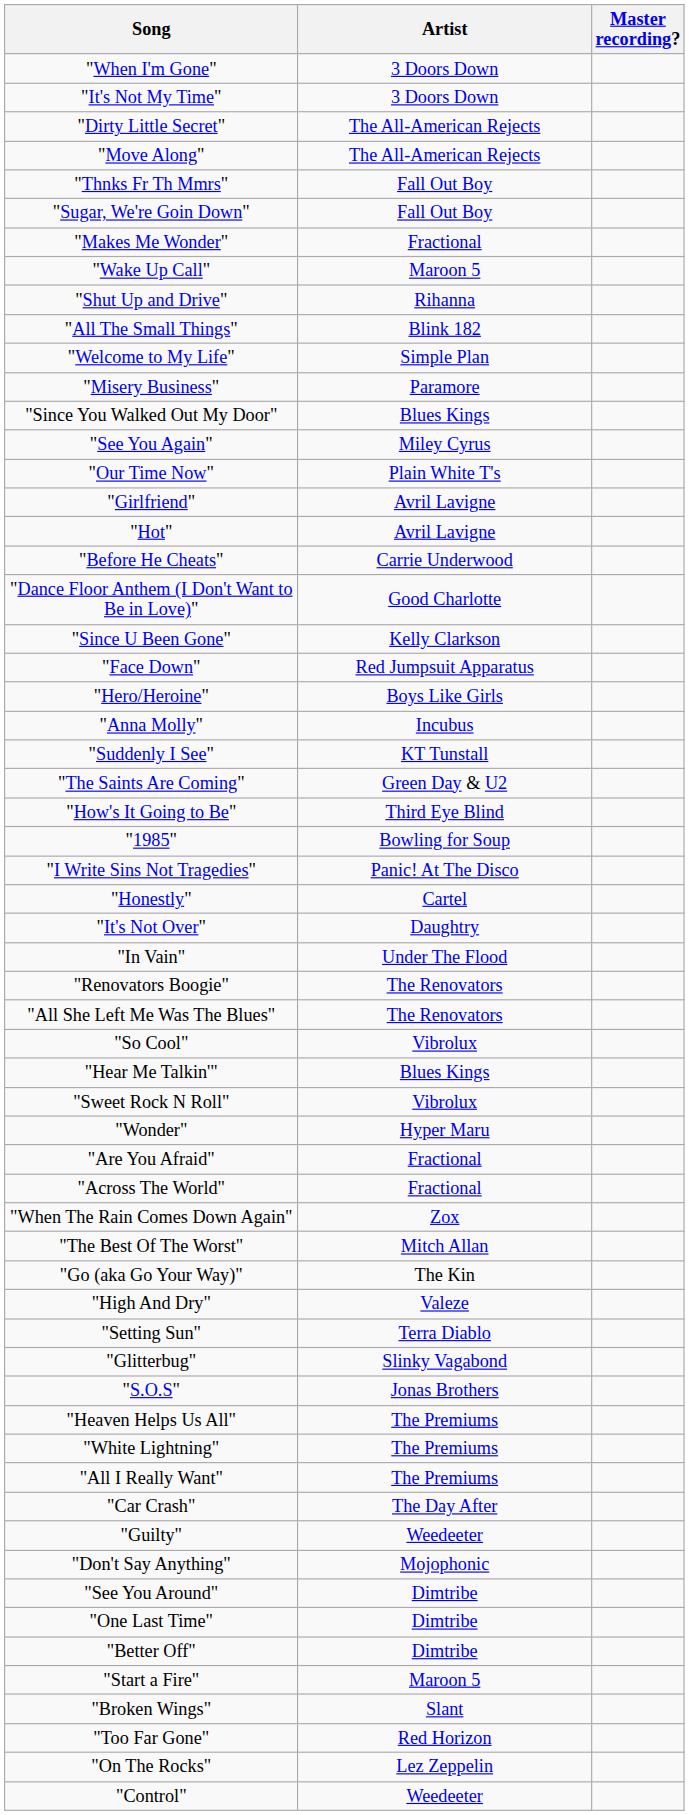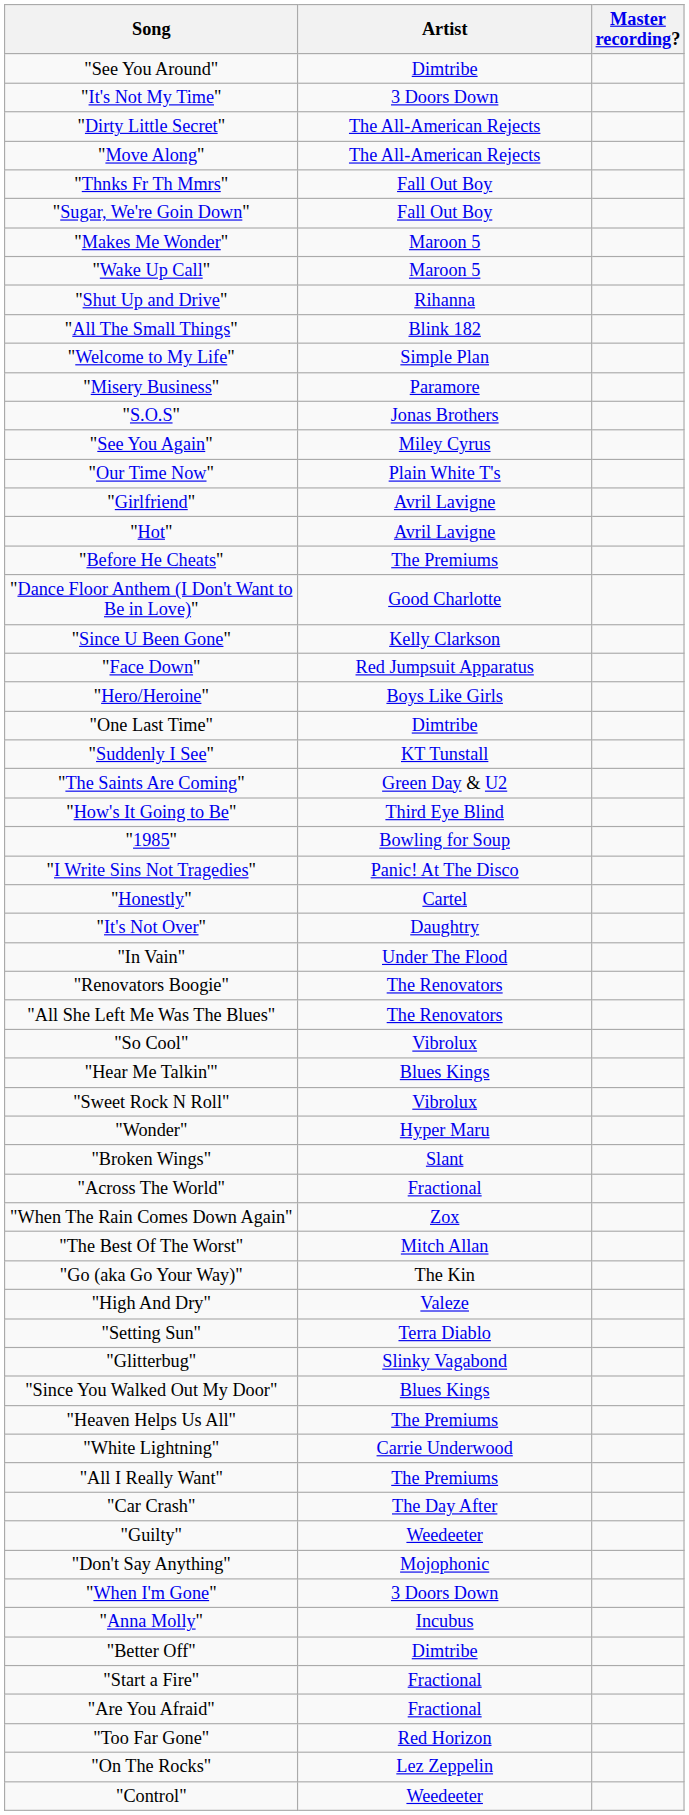rows swapped: (151, 68) <-> (151, 1593)
(445, 241) Fractional -> (445, 241) Maroon 5
rows swapped: (151, 1390) <-> (151, 415)
(445, 560) Carrie Underwood -> (445, 560) The Premiums
rows swapped: (151, 725) <-> (151, 1622)
rows swapped: (151, 1708) <-> (151, 1159)
(445, 1448) The Premiums -> (445, 1448) Carrie Underwood
(445, 1679) Maroon 5 -> (445, 1679) Fractional
